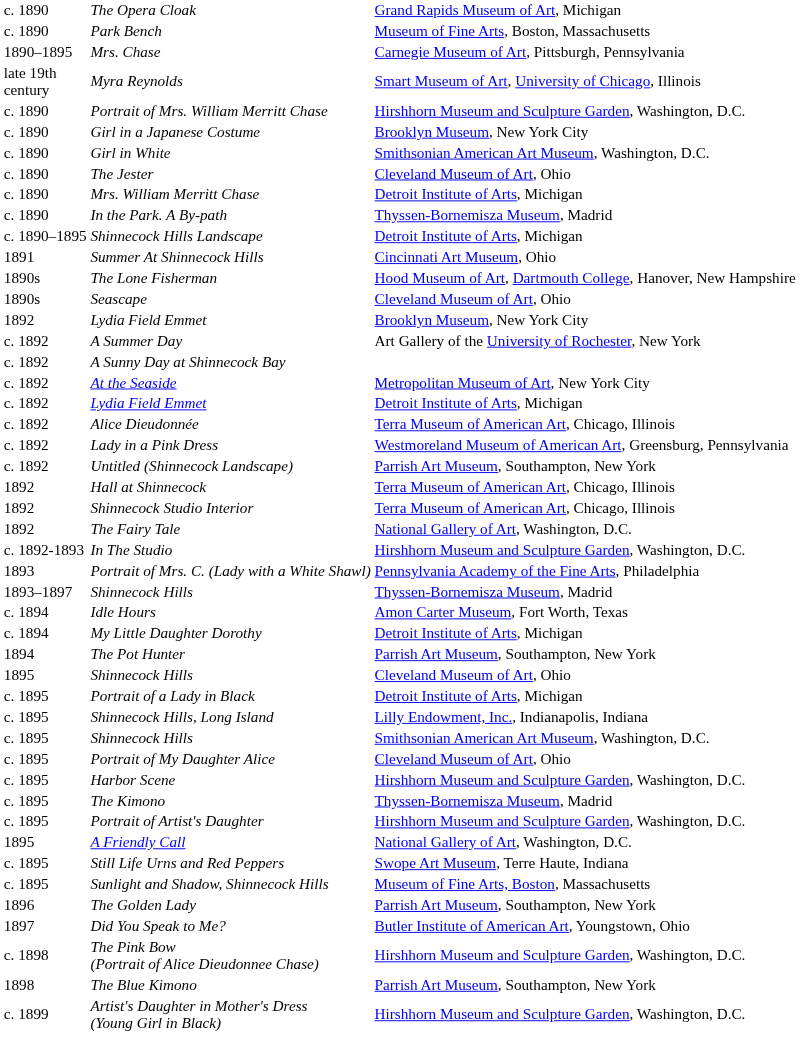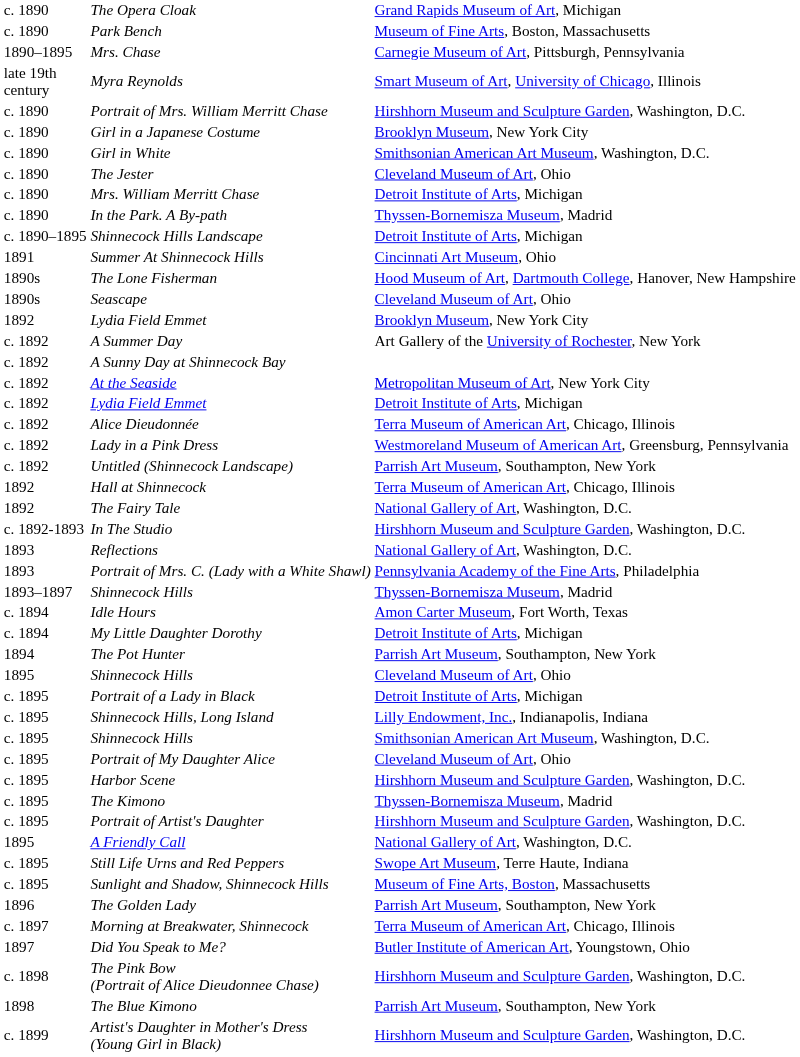- row: (172, 508)
+ row: (124, 550)
+ row: (199, 926)
